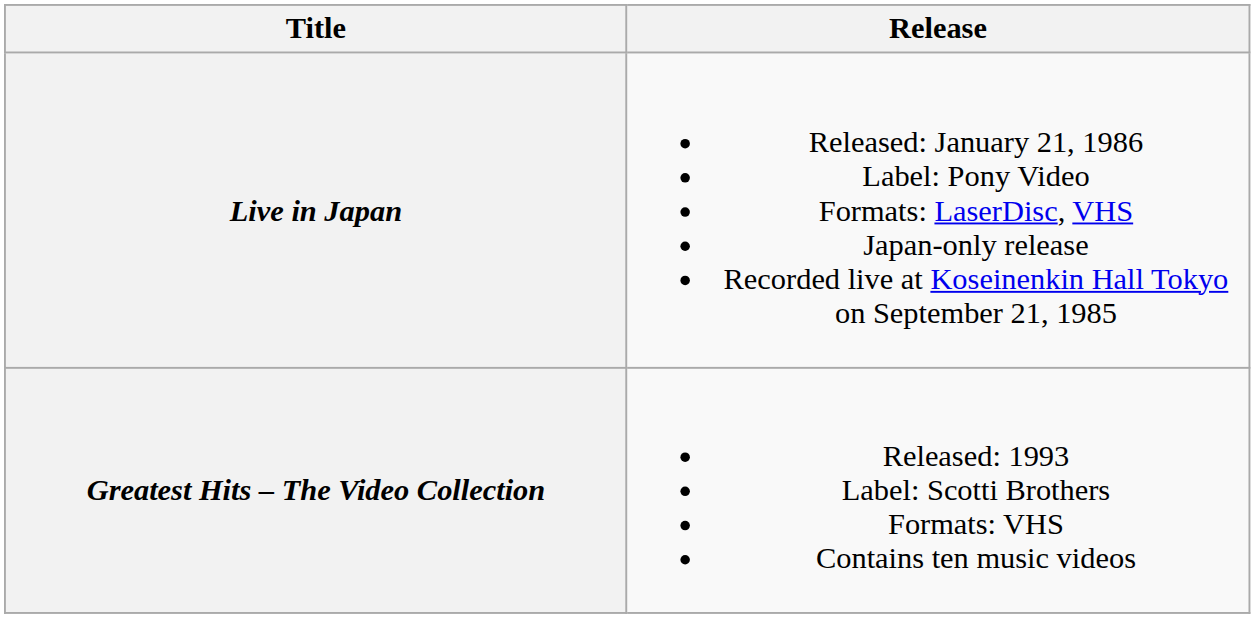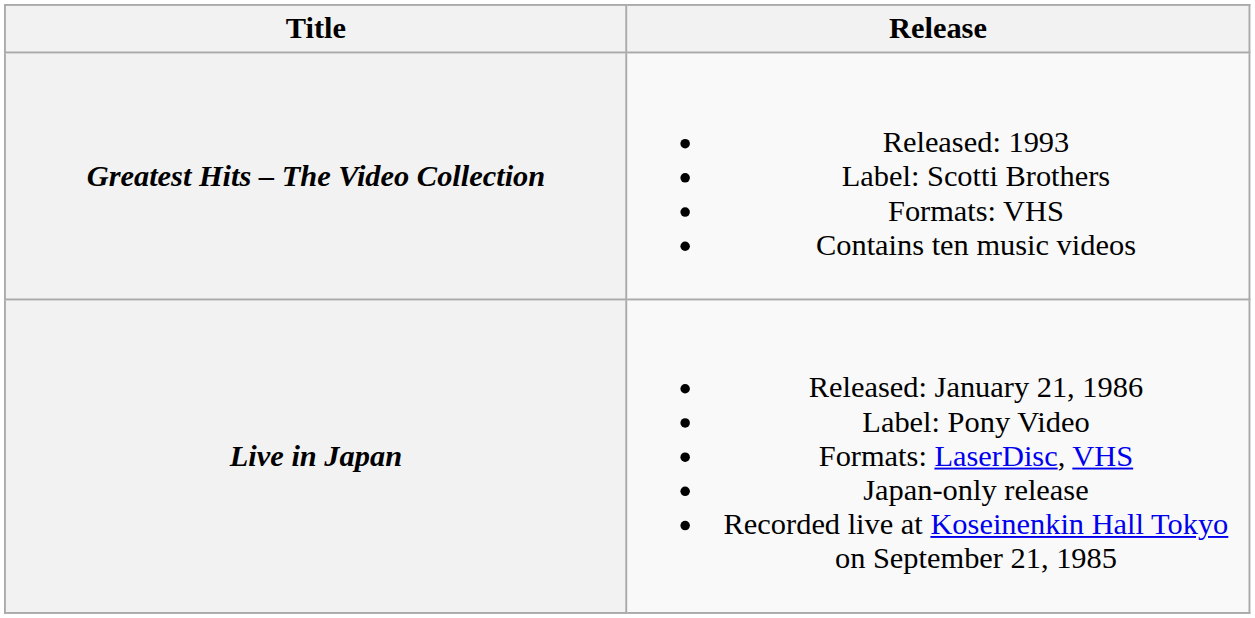rows swapped: (316, 209) <-> (316, 489)
